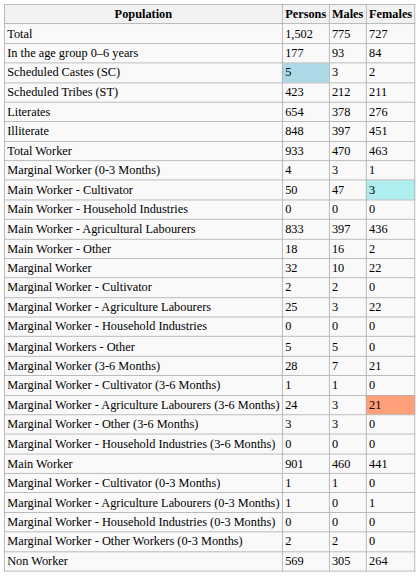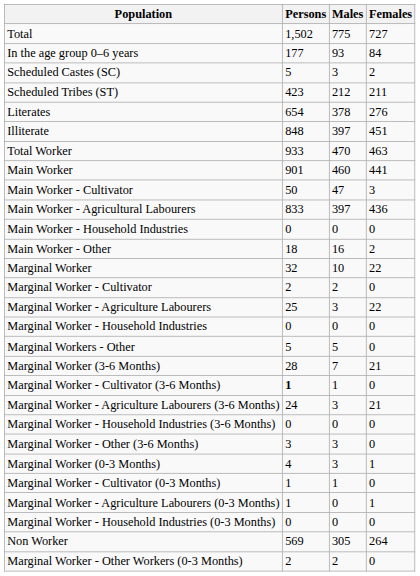(288, 72) lightblue background -> (288, 72) no background
rows swapped: (40, 463) <-> (84, 170)
(372, 190) paleturquoise background -> (372, 190) no background
rows swapped: (101, 229) <-> (98, 209)
(288, 385) normal -> (288, 385) bold
(375, 405) lightsalmon background -> (375, 405) no background
rows swapped: (141, 444) <-> (103, 424)
rows swapped: (125, 541) <-> (38, 561)
